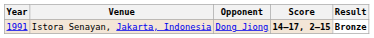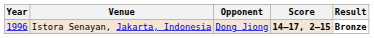(17, 26) 1991 -> (17, 26) 1996
